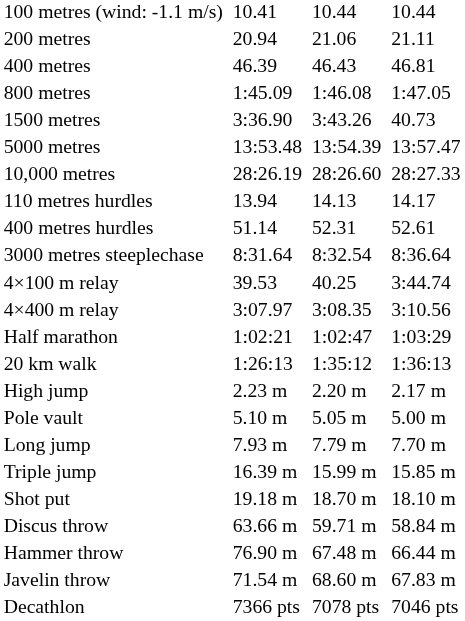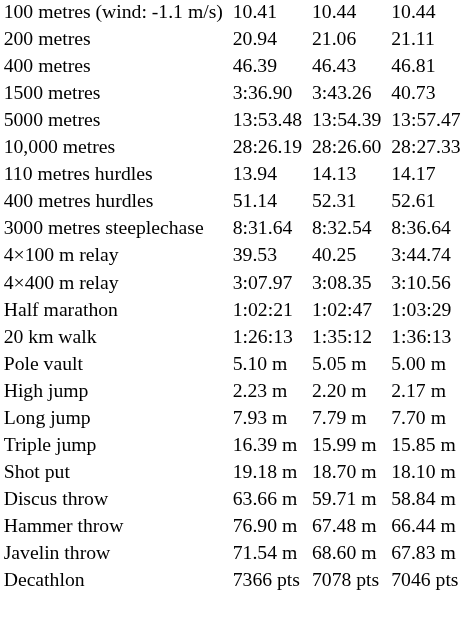- row: (47, 92)
rows swapped: (46, 390) <-> (43, 417)
